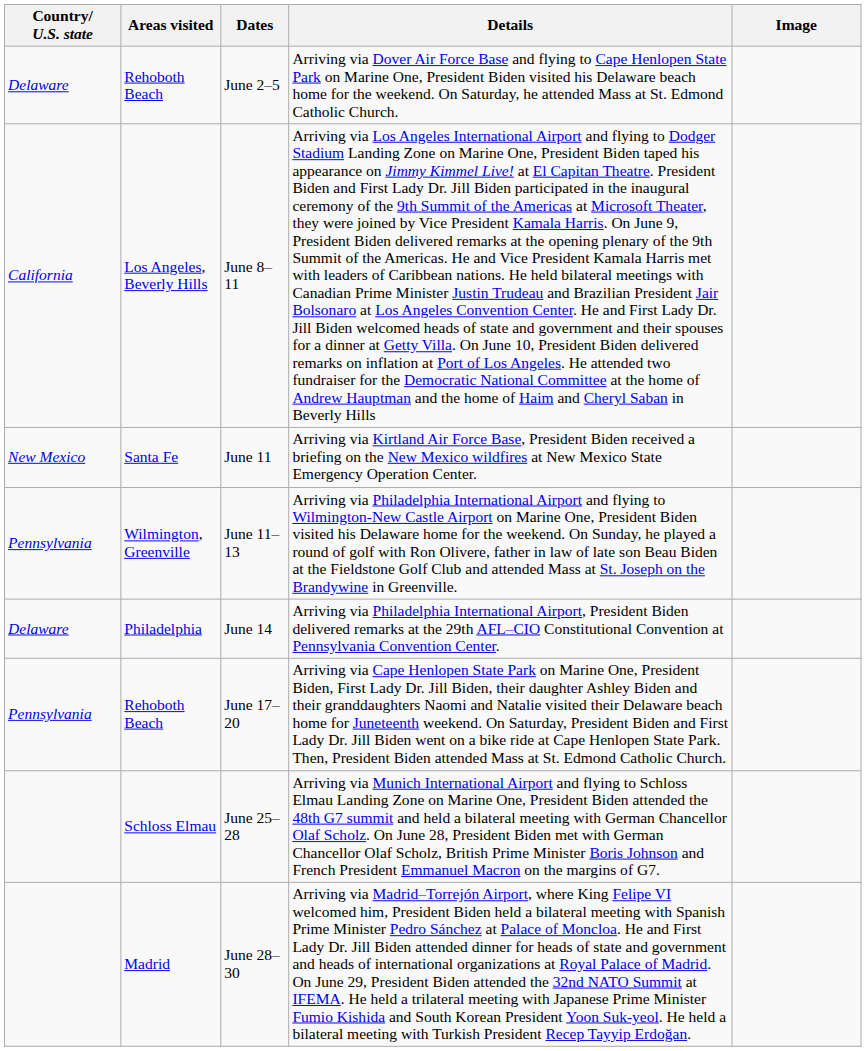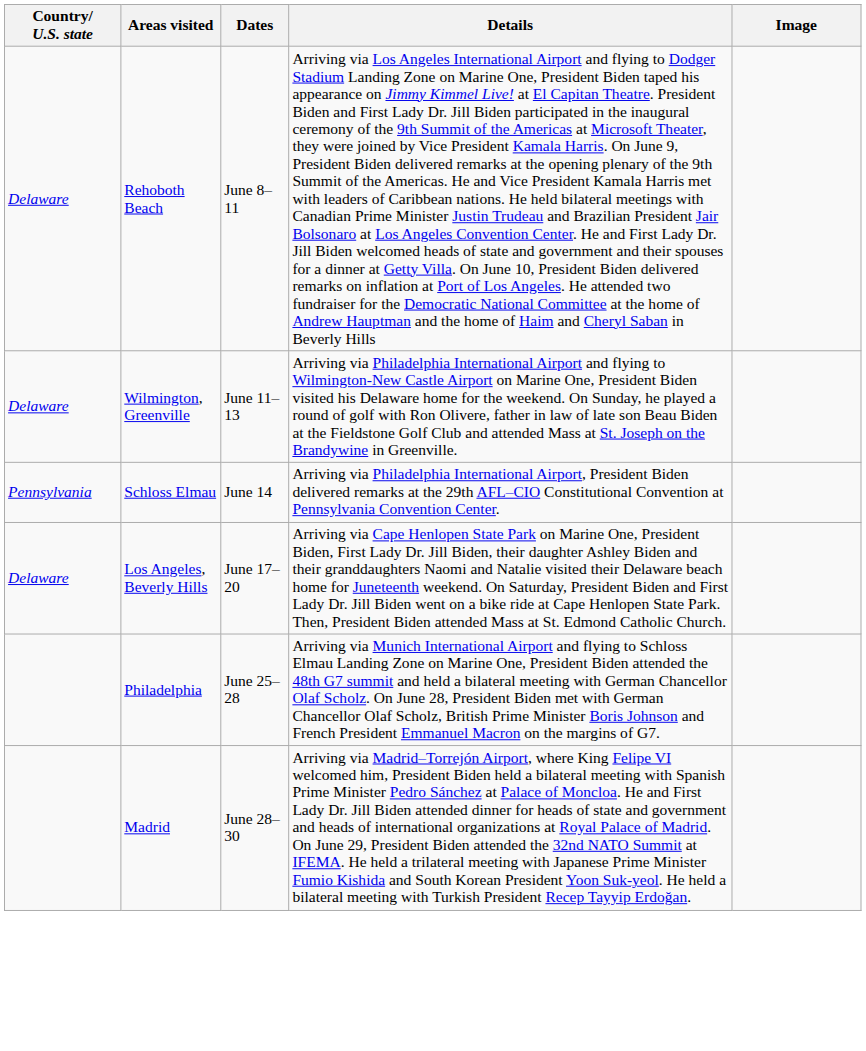- row: (252, 85)
(40, 275) California -> (38, 198) Delaware
(166, 275) Los Angeles, Beverly Hills -> (154, 198) Rehoboth Beach
- row: (248, 457)
(50, 543) Pennsylvania -> (38, 406) Delaware
(38, 628) Delaware -> (50, 492) Pennsylvania
(163, 628) Philadelphia -> (170, 492) Schloss Elmau
(50, 714) Pennsylvania -> (38, 577) Delaware
(154, 714) Rehoboth Beach -> (166, 577) Los Angeles, Beverly Hills
(170, 826) Schloss Elmau -> (163, 689) Philadelphia
